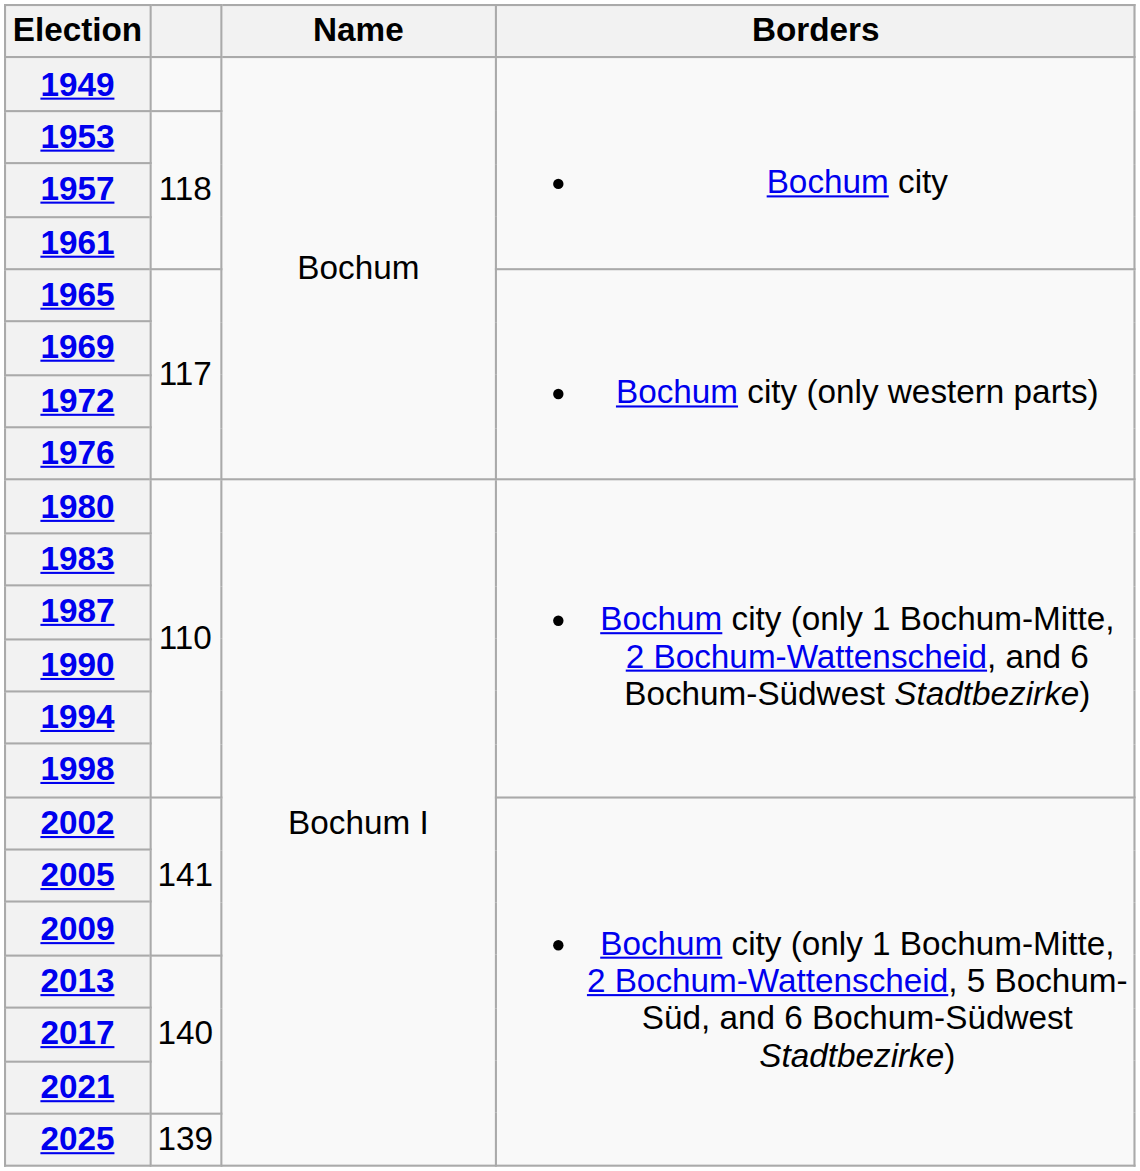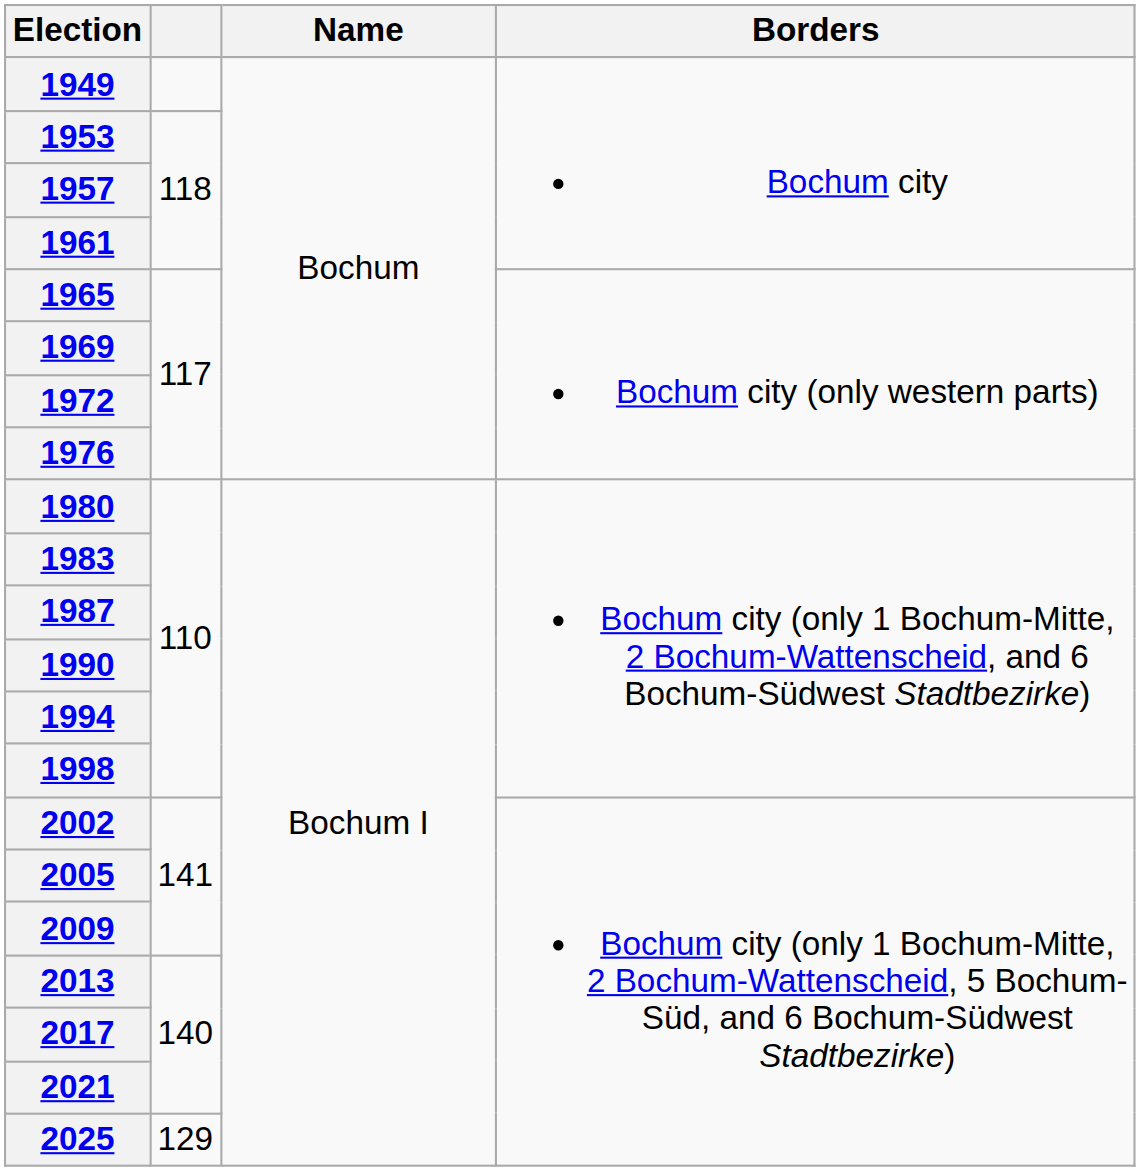(185, 1139) 139 -> (185, 1139) 129
